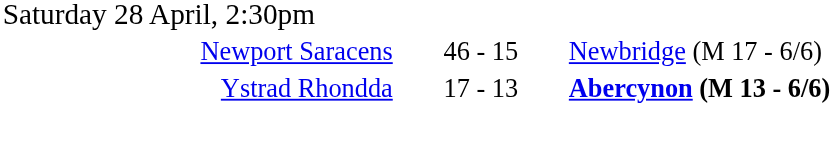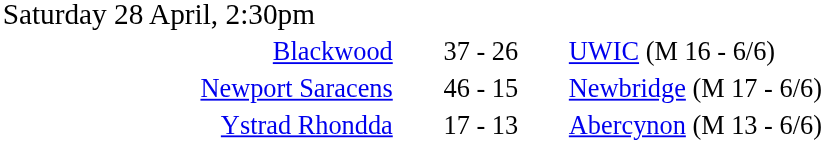+ row: (333, 51)
(700, 88) bold -> (695, 124) normal
